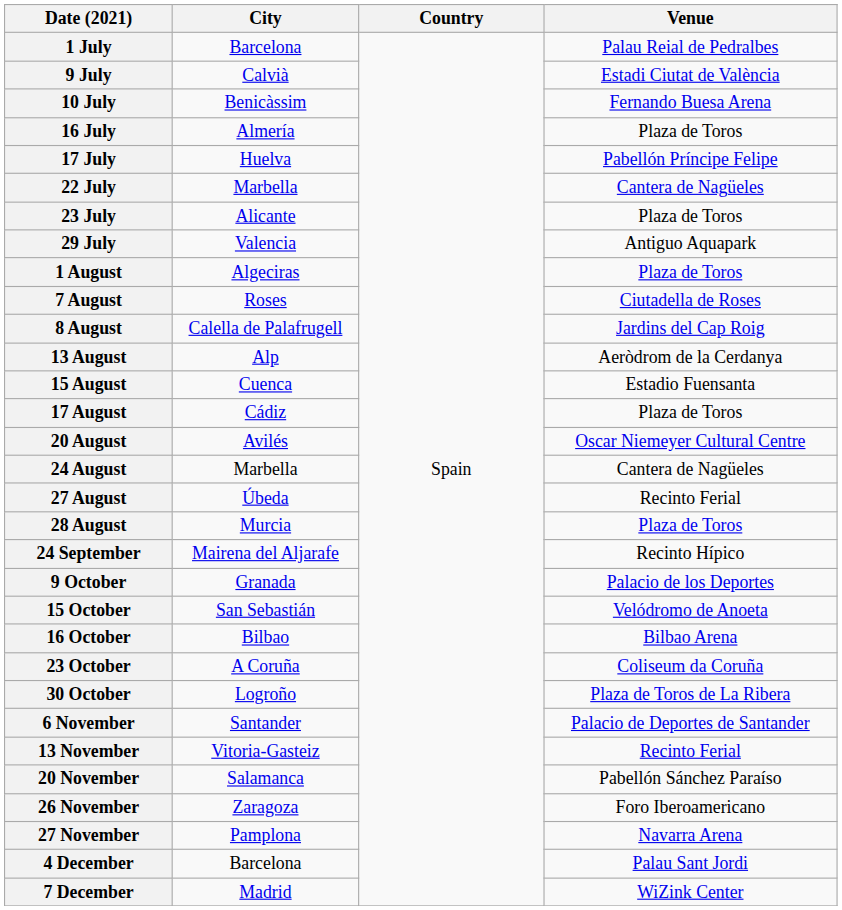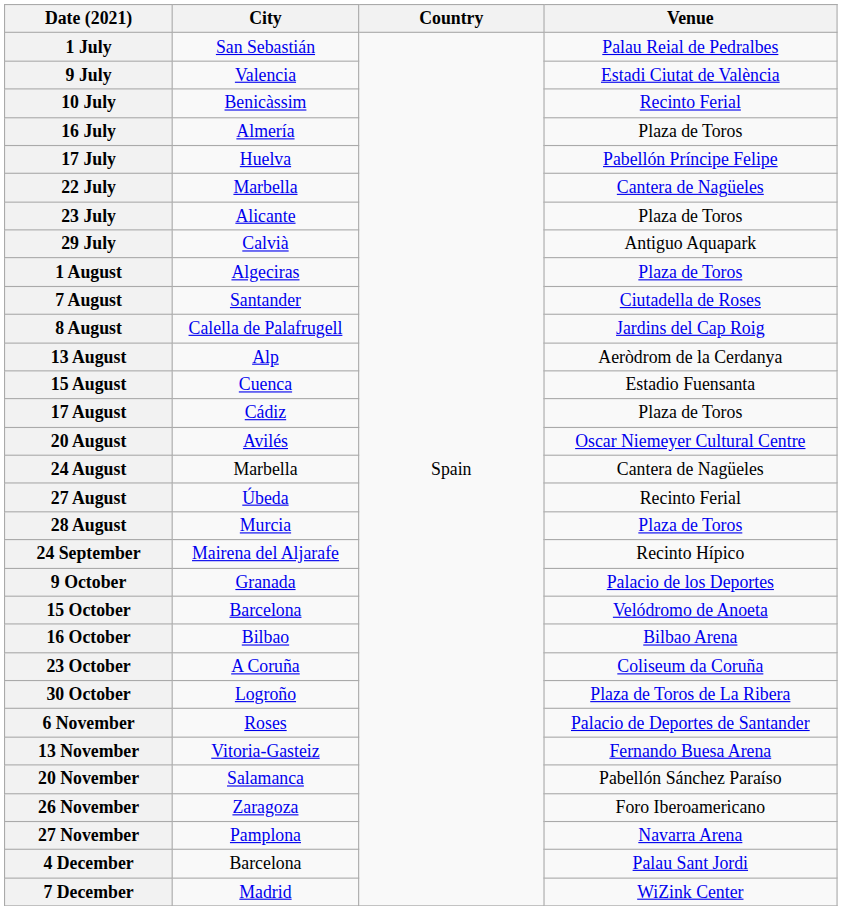(265, 46) Barcelona -> (265, 46) San Sebastián
(265, 74) Calvià -> (265, 74) Valencia
(690, 103) Fernando Buesa Arena -> (690, 103) Recinto Ferial
(265, 243) Valencia -> (265, 243) Calvià
(265, 300) Roses -> (265, 300) Santander
(265, 610) San Sebastián -> (265, 610) Barcelona
(265, 722) Santander -> (265, 722) Roses
(690, 750) Recinto Ferial -> (690, 750) Fernando Buesa Arena
